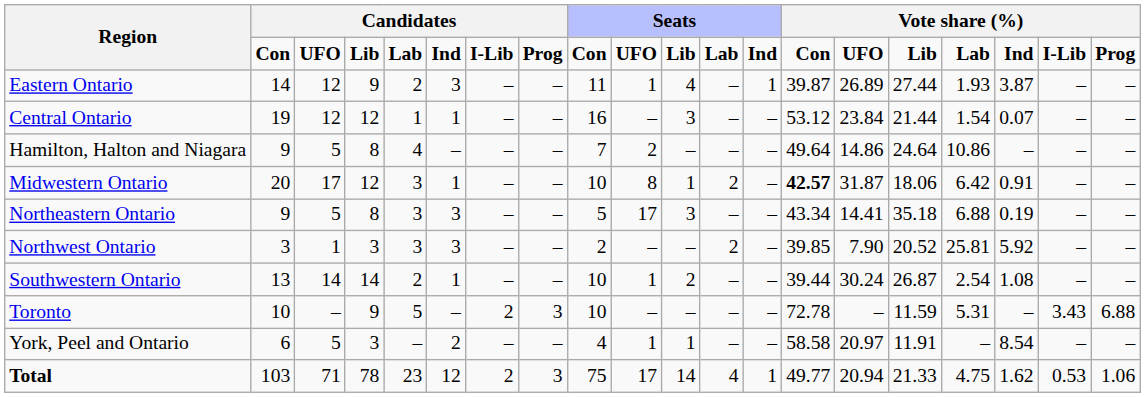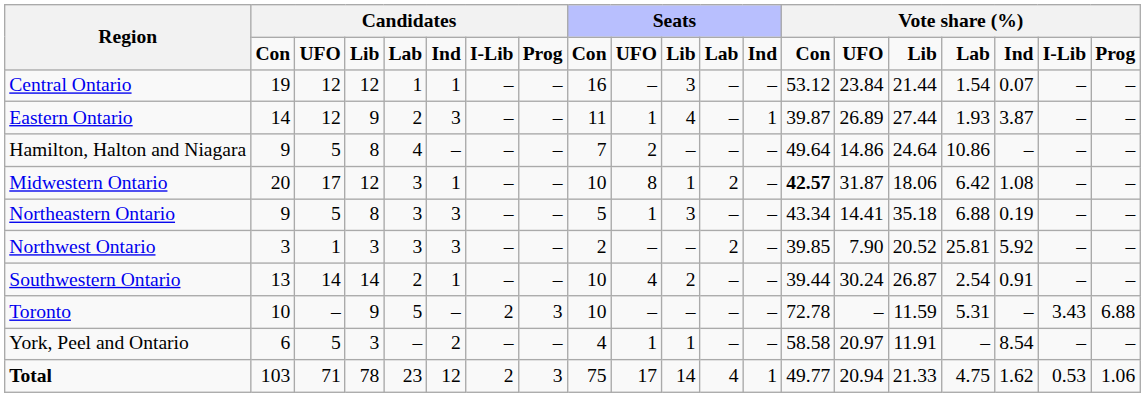rows swapped: (70, 117) <-> (71, 85)
(1016, 182) 0.91 -> (1016, 182) 1.08
(647, 214) 17 -> (652, 214) 1
(652, 279) 1 -> (652, 279) 4
(1016, 279) 1.08 -> (1016, 279) 0.91
